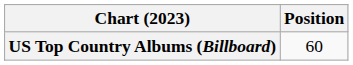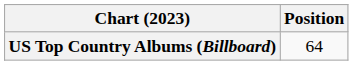(314, 45) 60 -> (314, 45) 64
